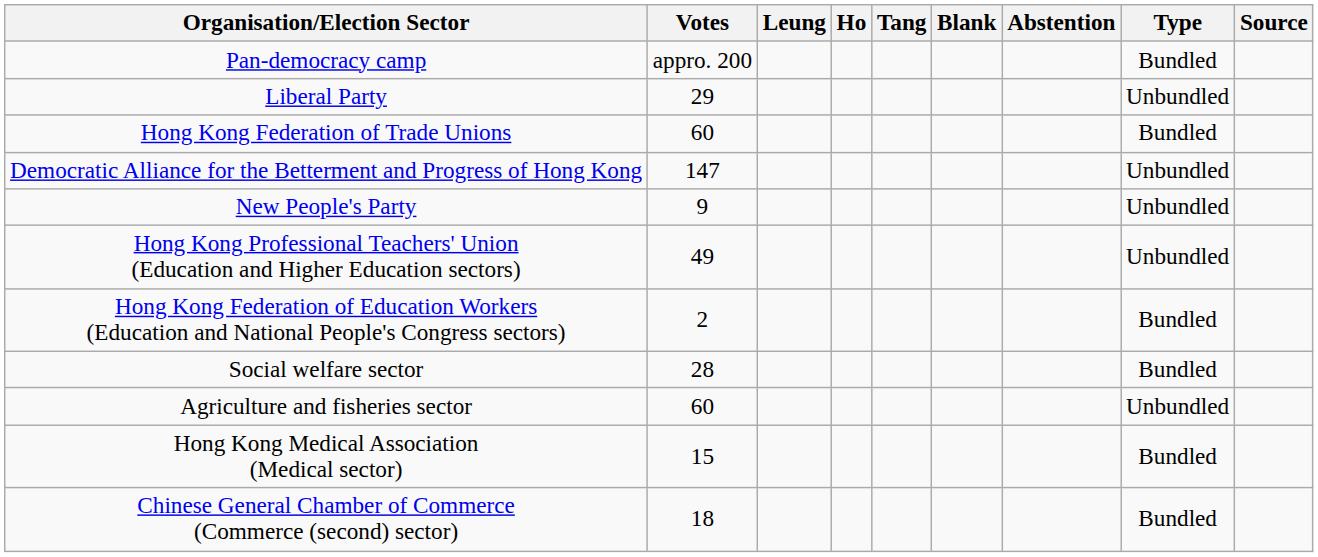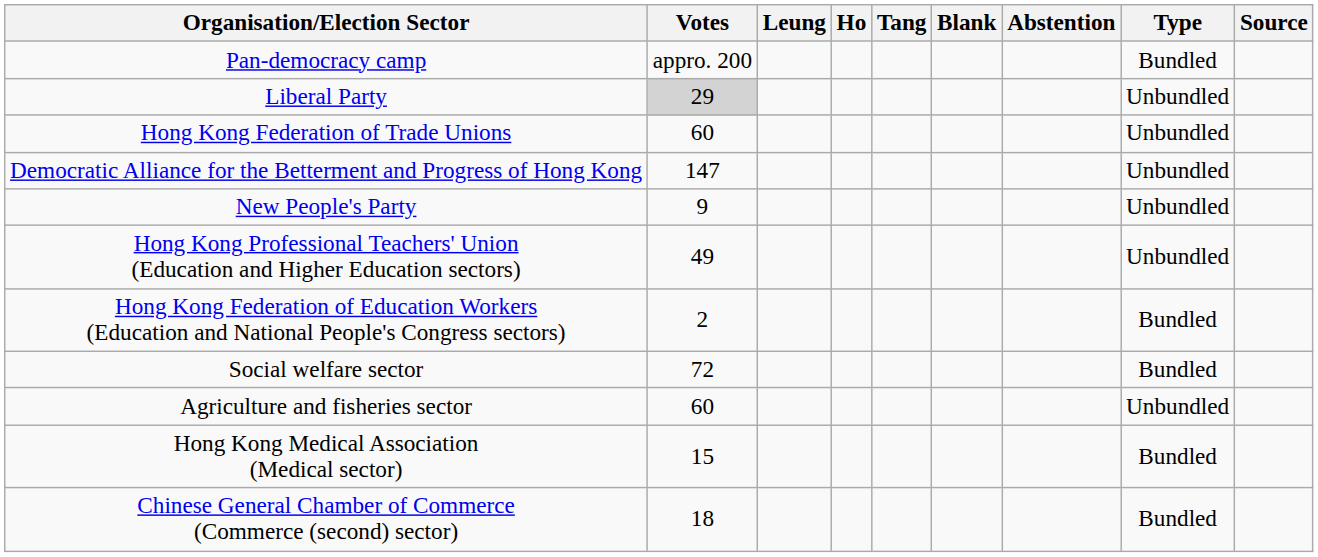(702, 96) no background -> (702, 96) lightgrey background
(1178, 133) Bundled -> (1178, 133) Unbundled
(702, 369) 28 -> (702, 369) 72
